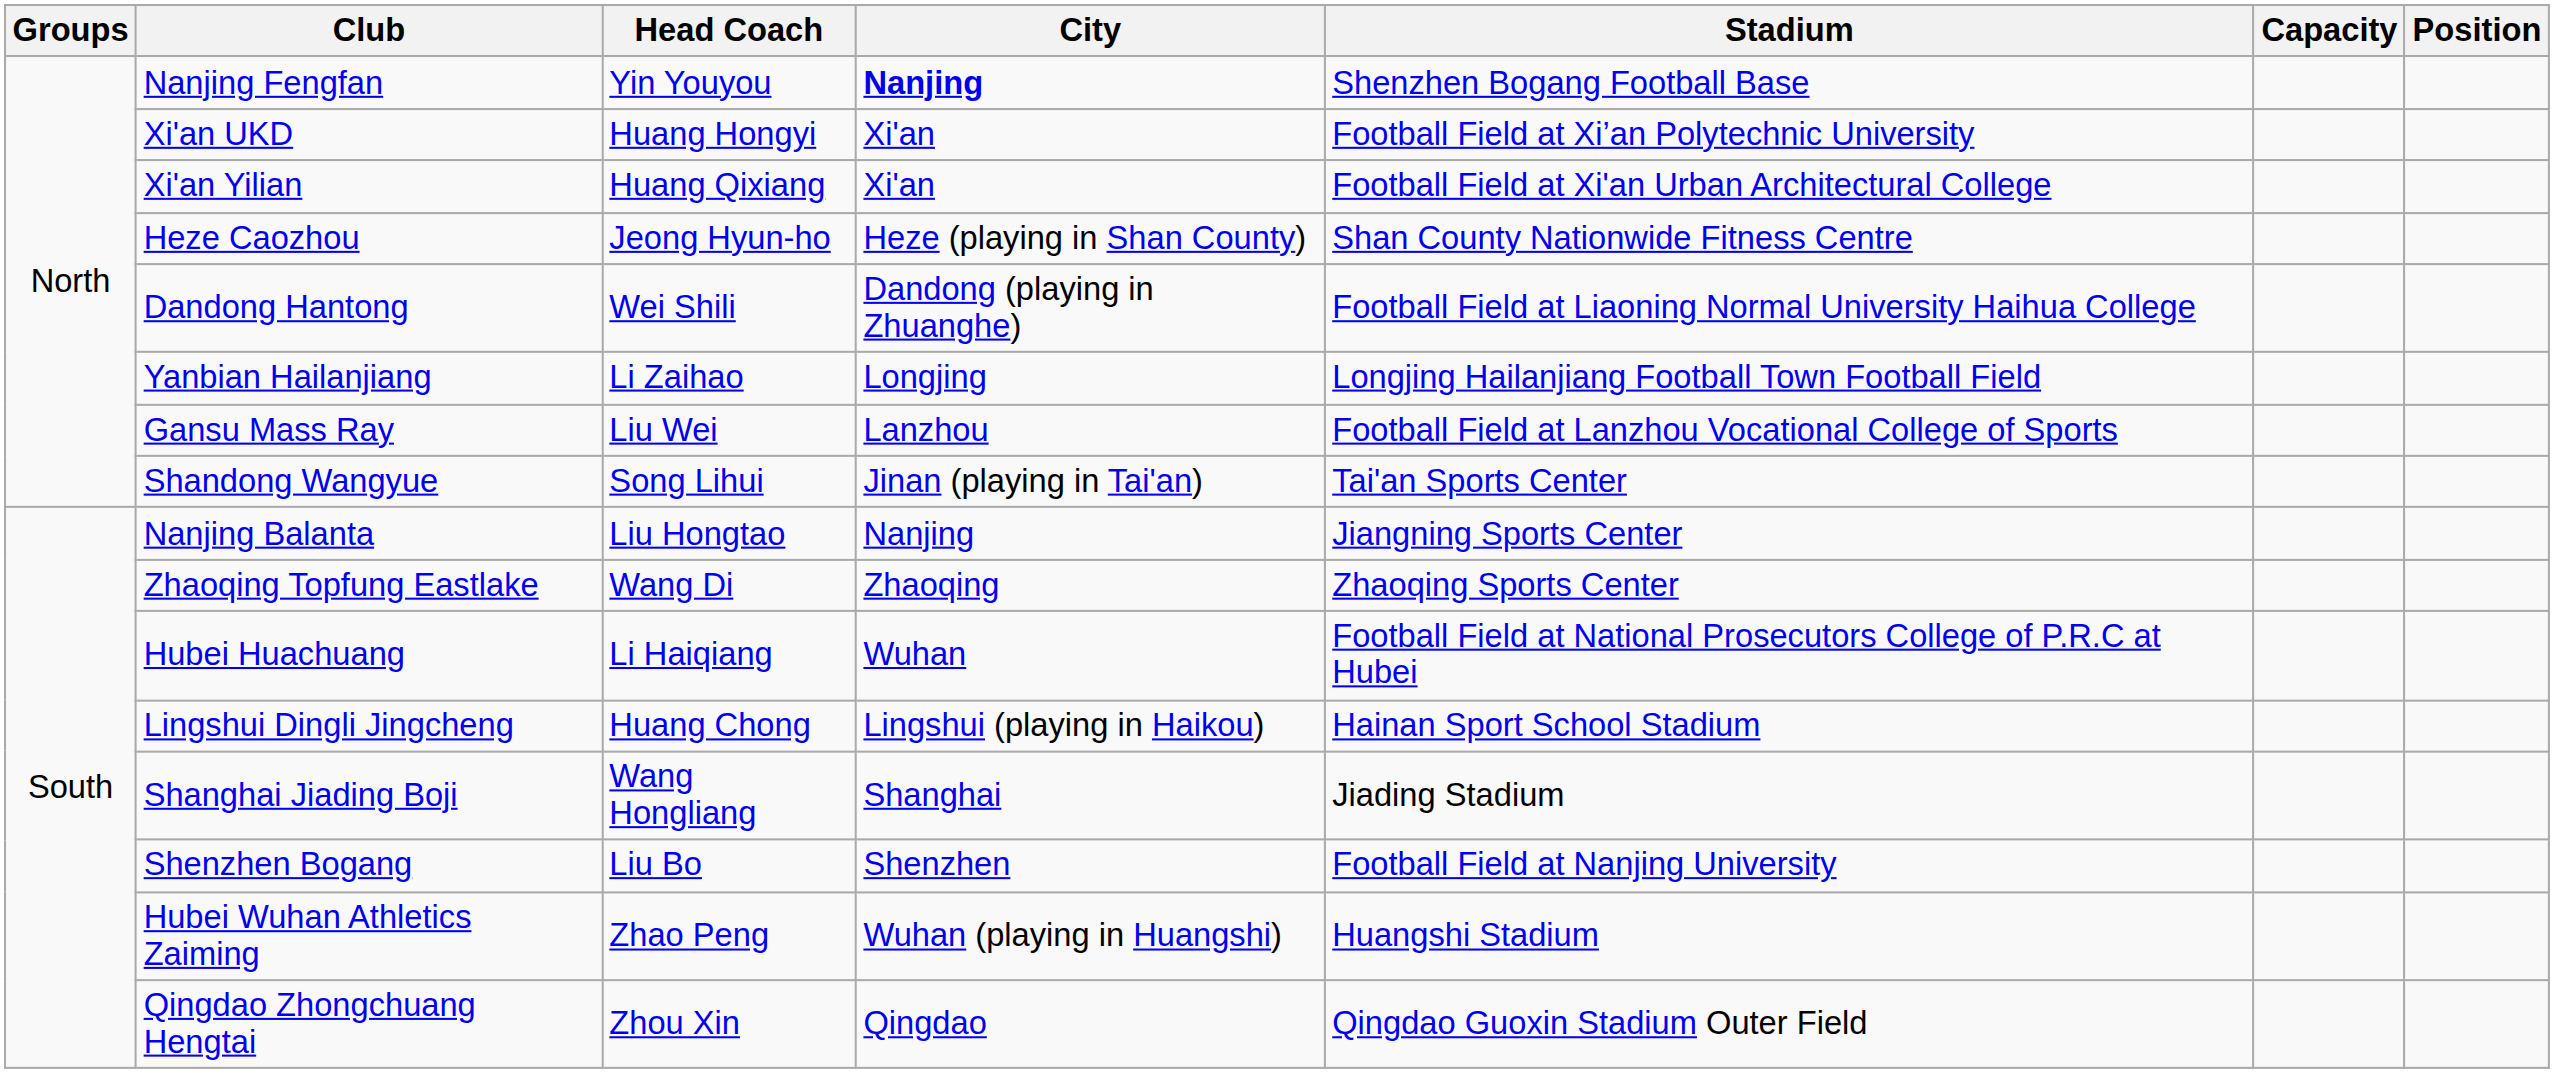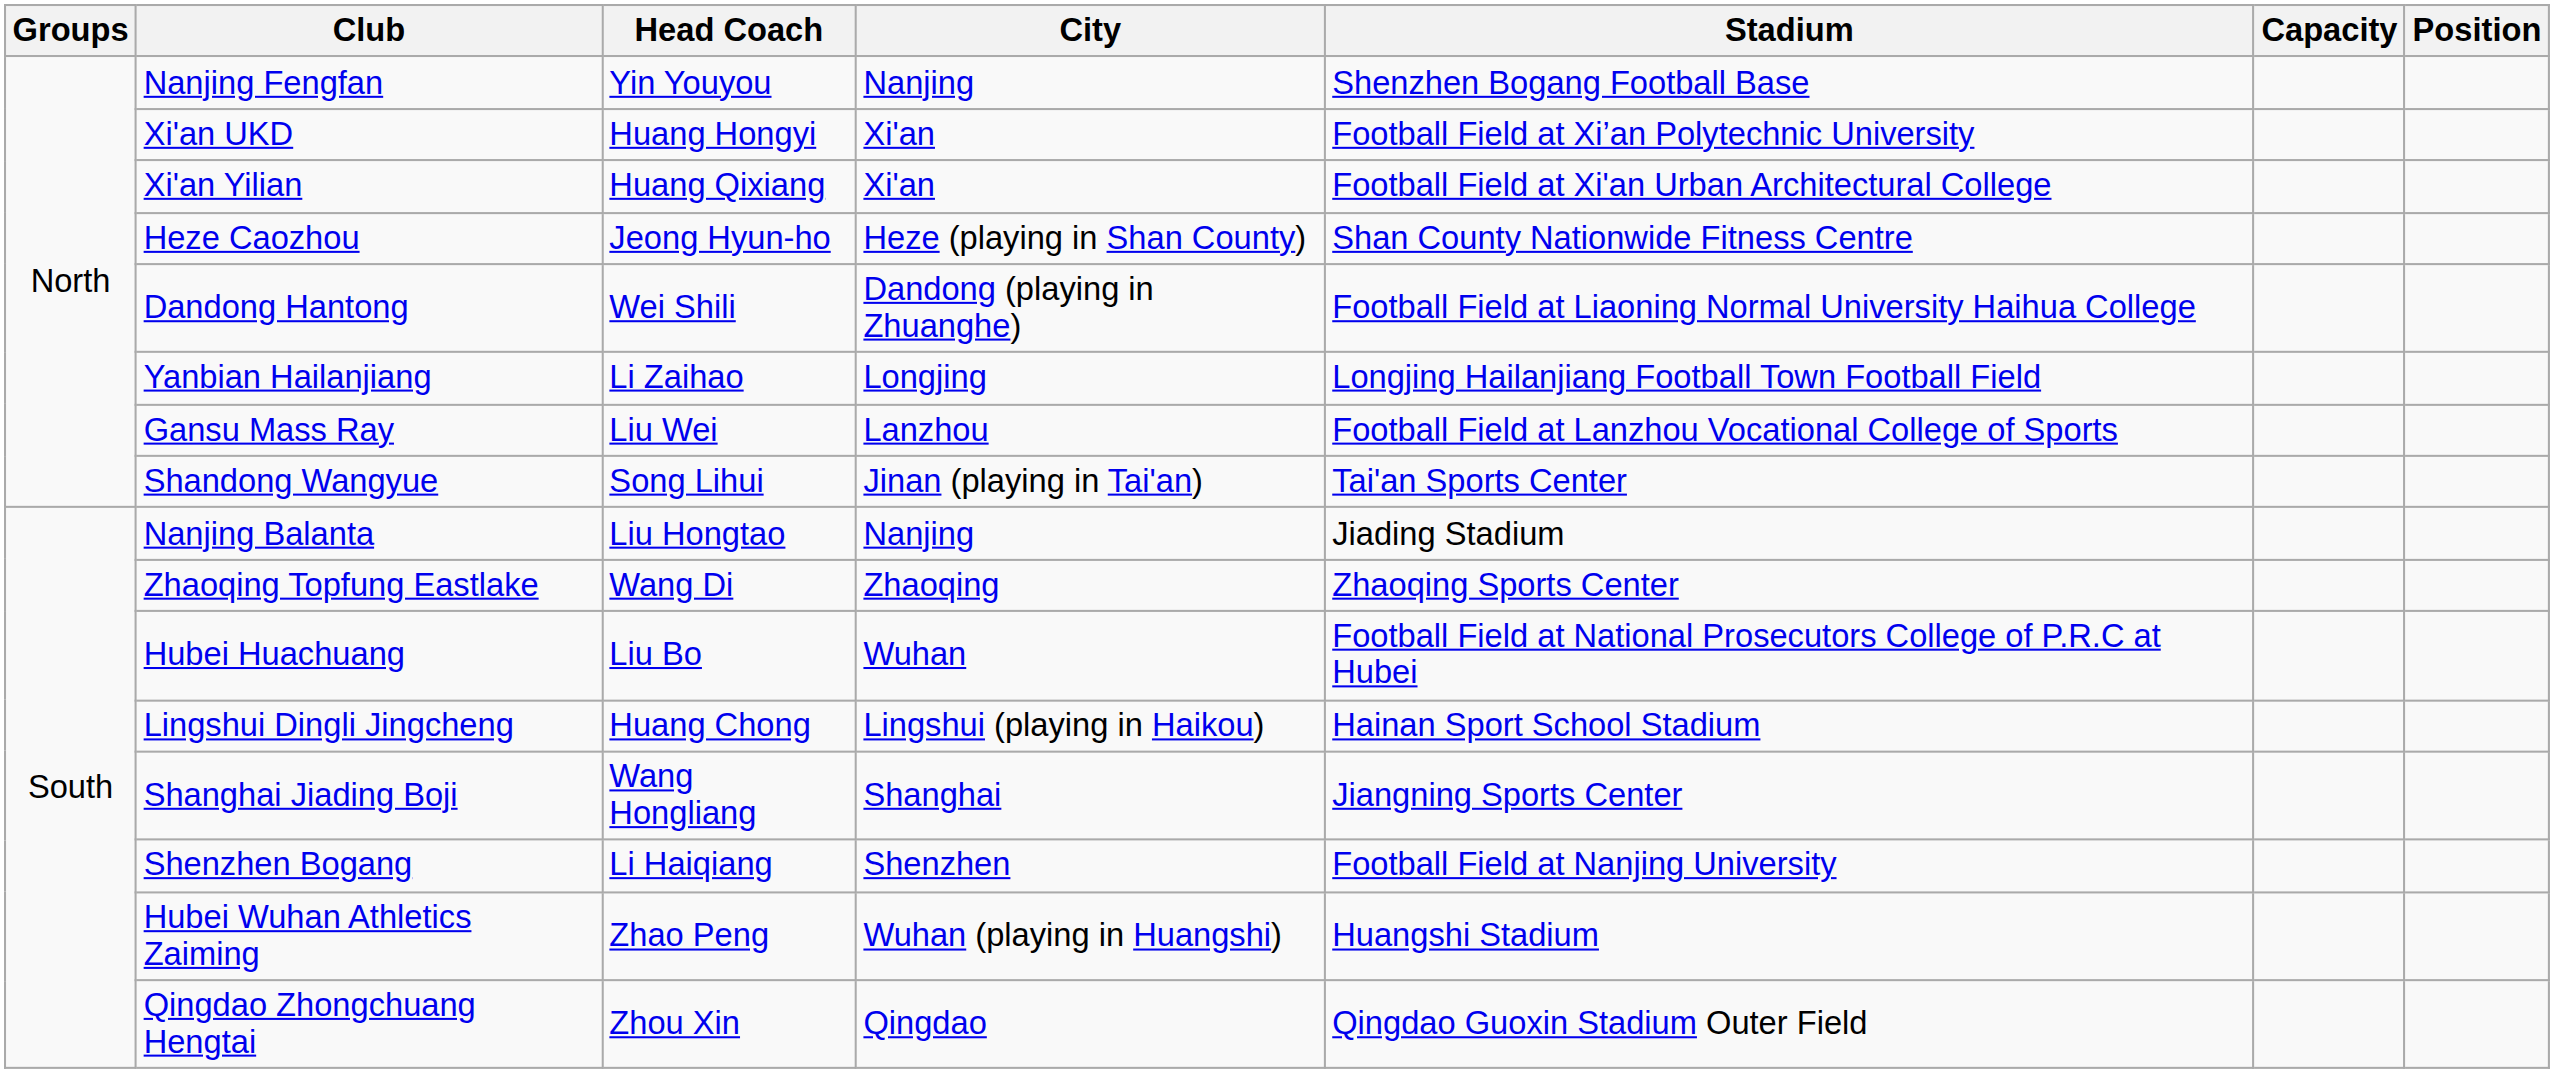(923, 82) bold -> (919, 82) normal
(1507, 532) Jiangning Sports Center -> (1448, 532) Jiading Stadium
(691, 654) Li Haiqiang -> (656, 654) Liu Bo
(1448, 795) Jiading Stadium -> (1507, 795) Jiangning Sports Center
(656, 865) Liu Bo -> (691, 865) Li Haiqiang
